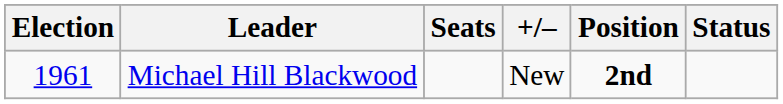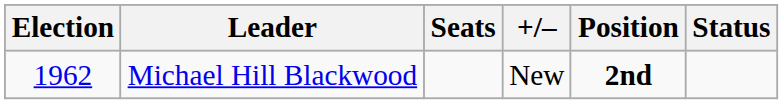(63, 74) 1961 -> (63, 74) 1962
